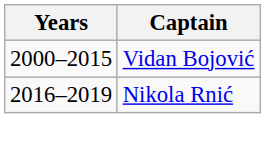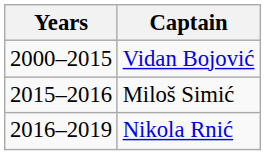+ row: (179, 94)
